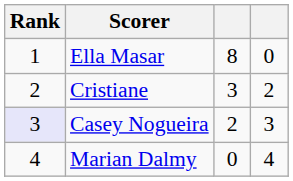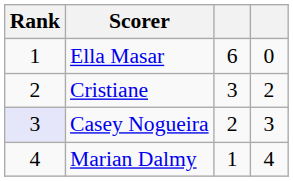(232, 55) 8 -> (232, 55) 6
(232, 158) 0 -> (232, 158) 1
